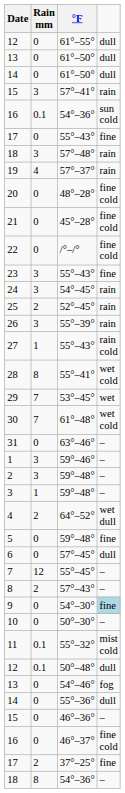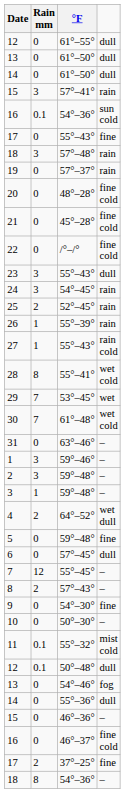(36, 170) 4 -> (36, 170) 0
(108, 273) fine -> (108, 273) dull
(36, 323) 3 -> (36, 323) 1
(108, 605) lightblue background -> (108, 605) no background
